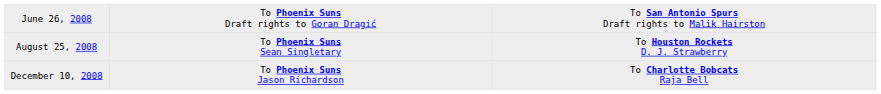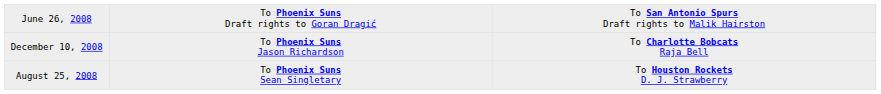rows swapped: (57, 47) <-> (57, 75)
